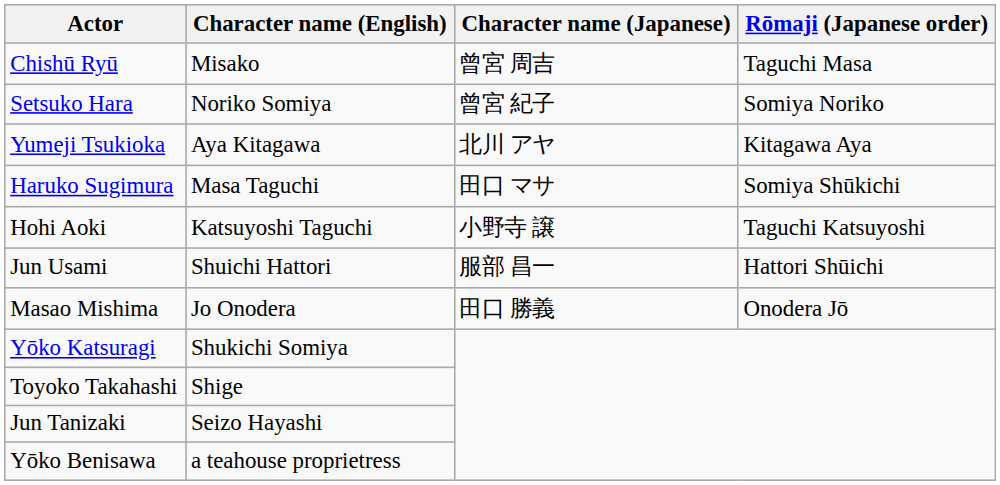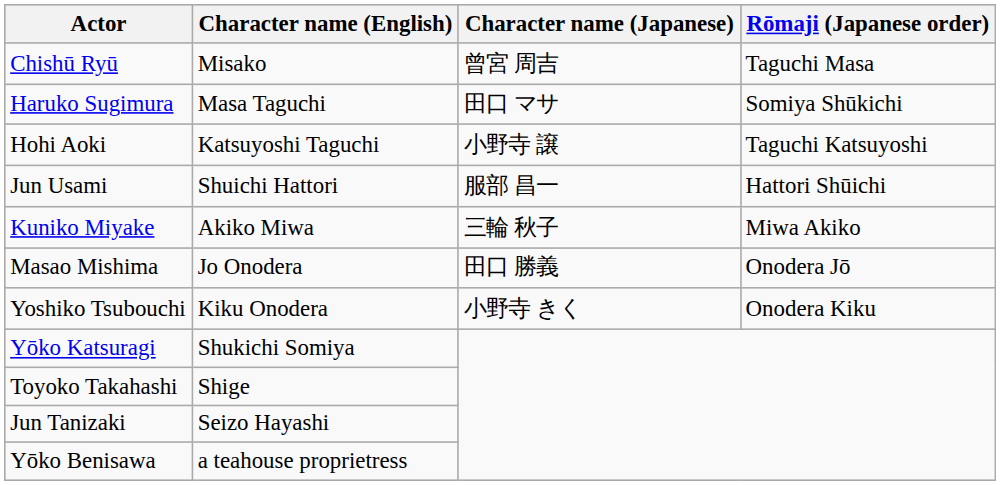- row: (71, 103)
- row: (88, 144)
+ row: (82, 226)
+ row: (98, 308)
